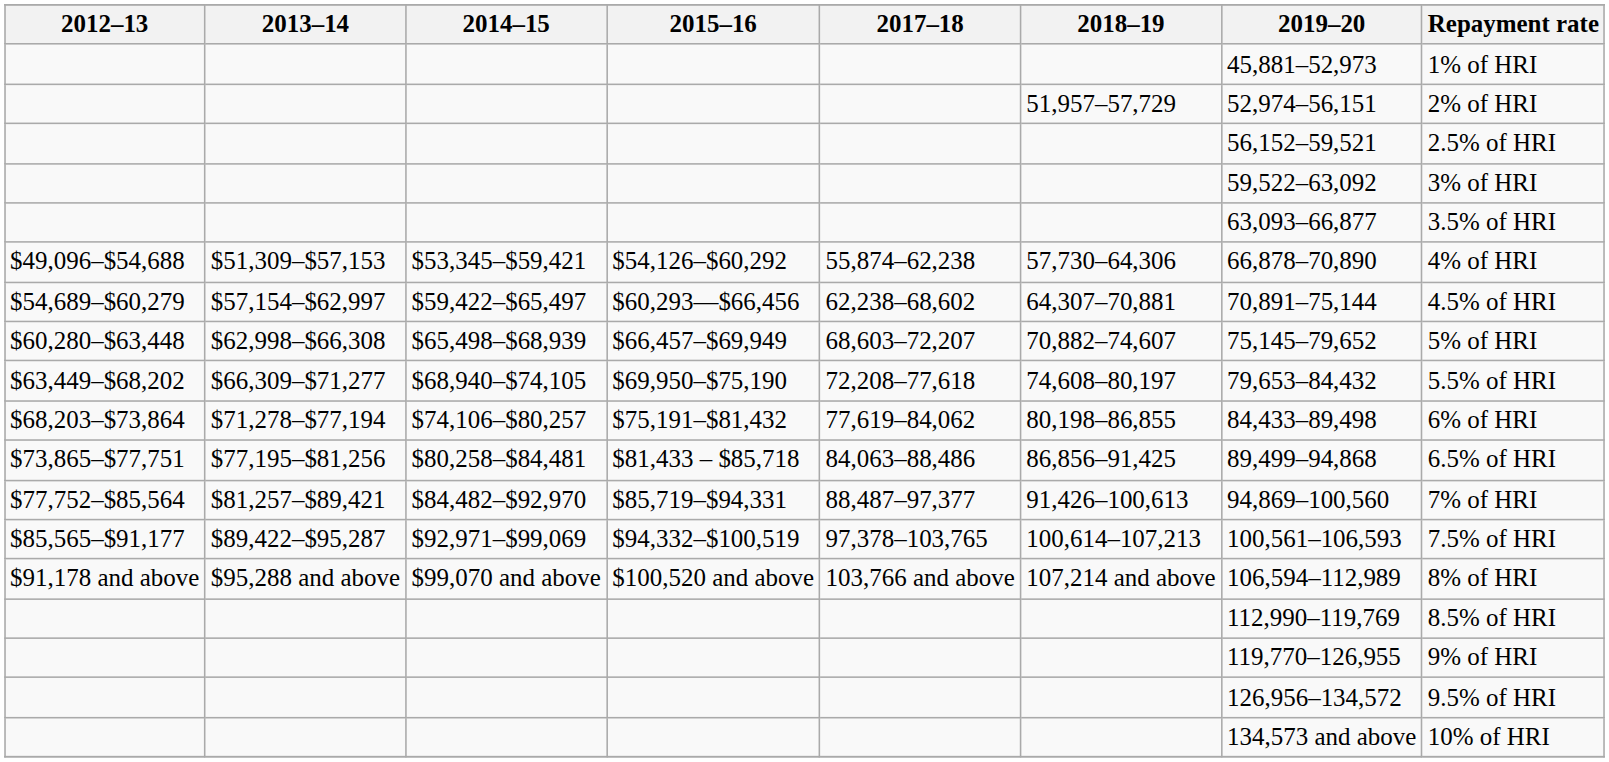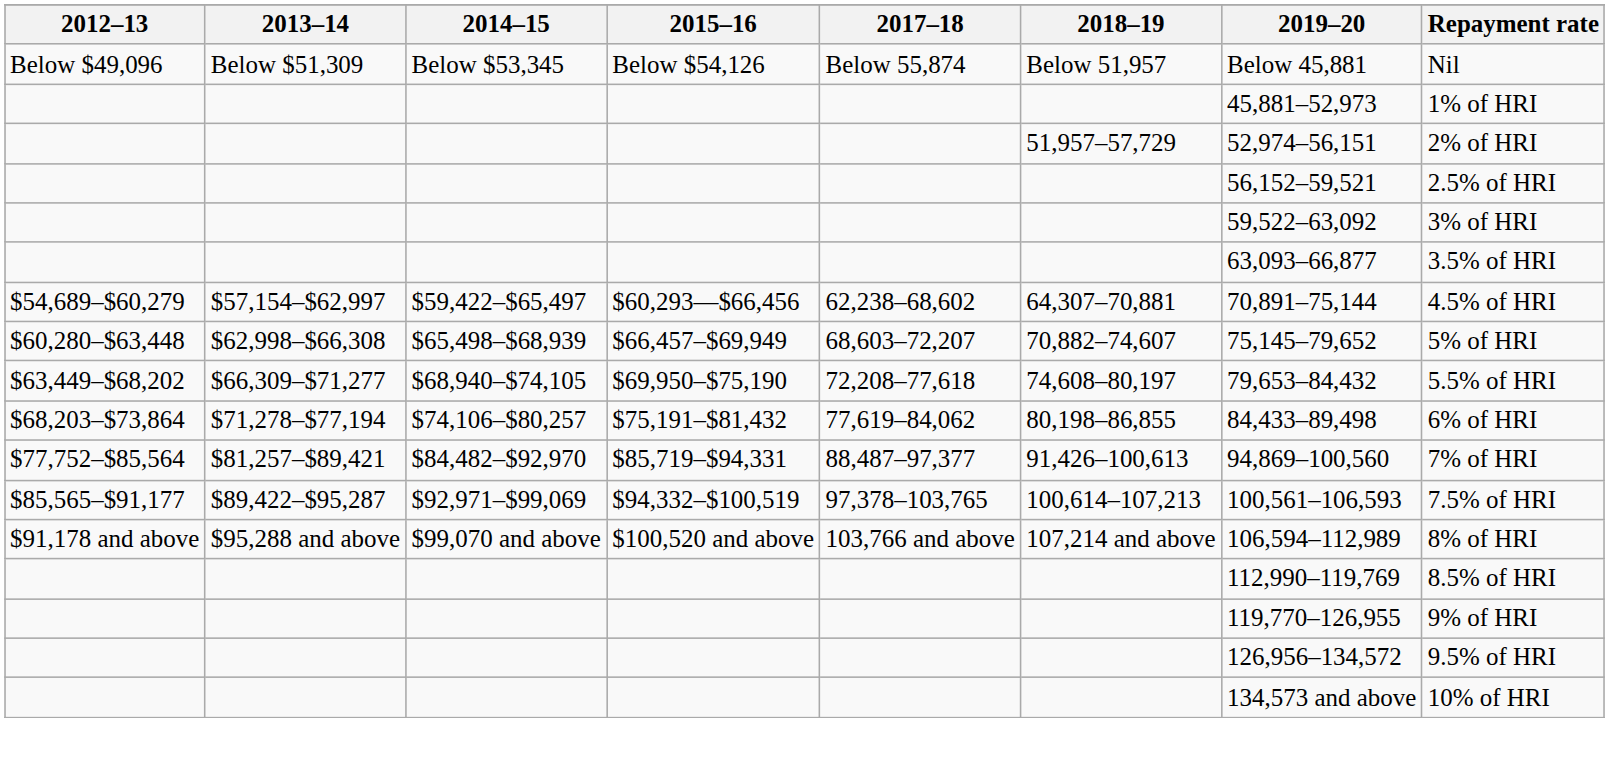+ row: (86, 63)
- row: (97, 261)
- row: (97, 459)
